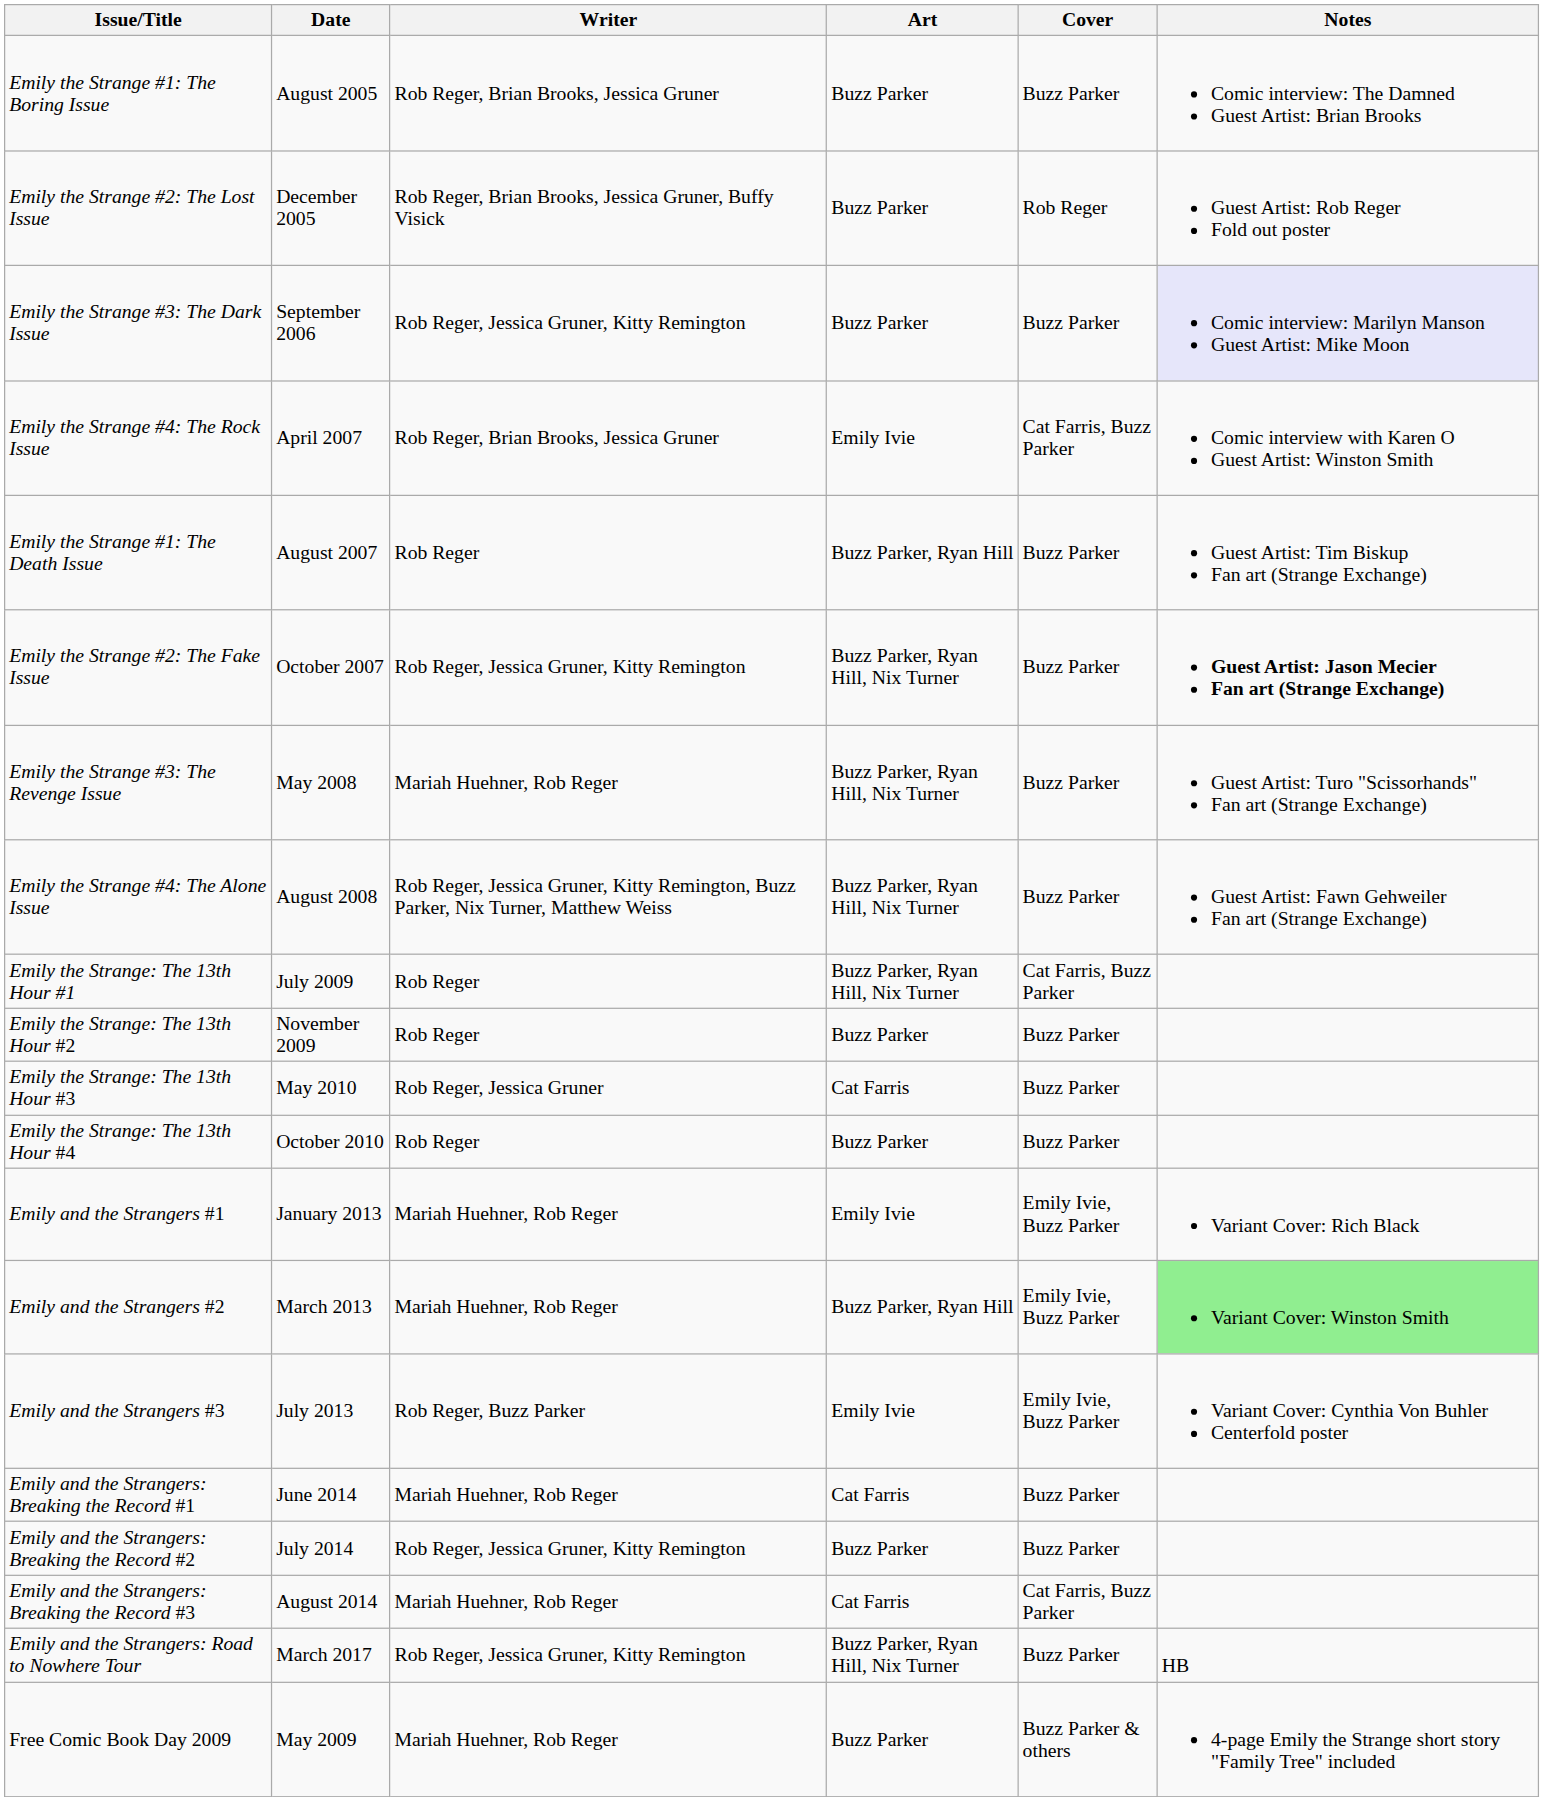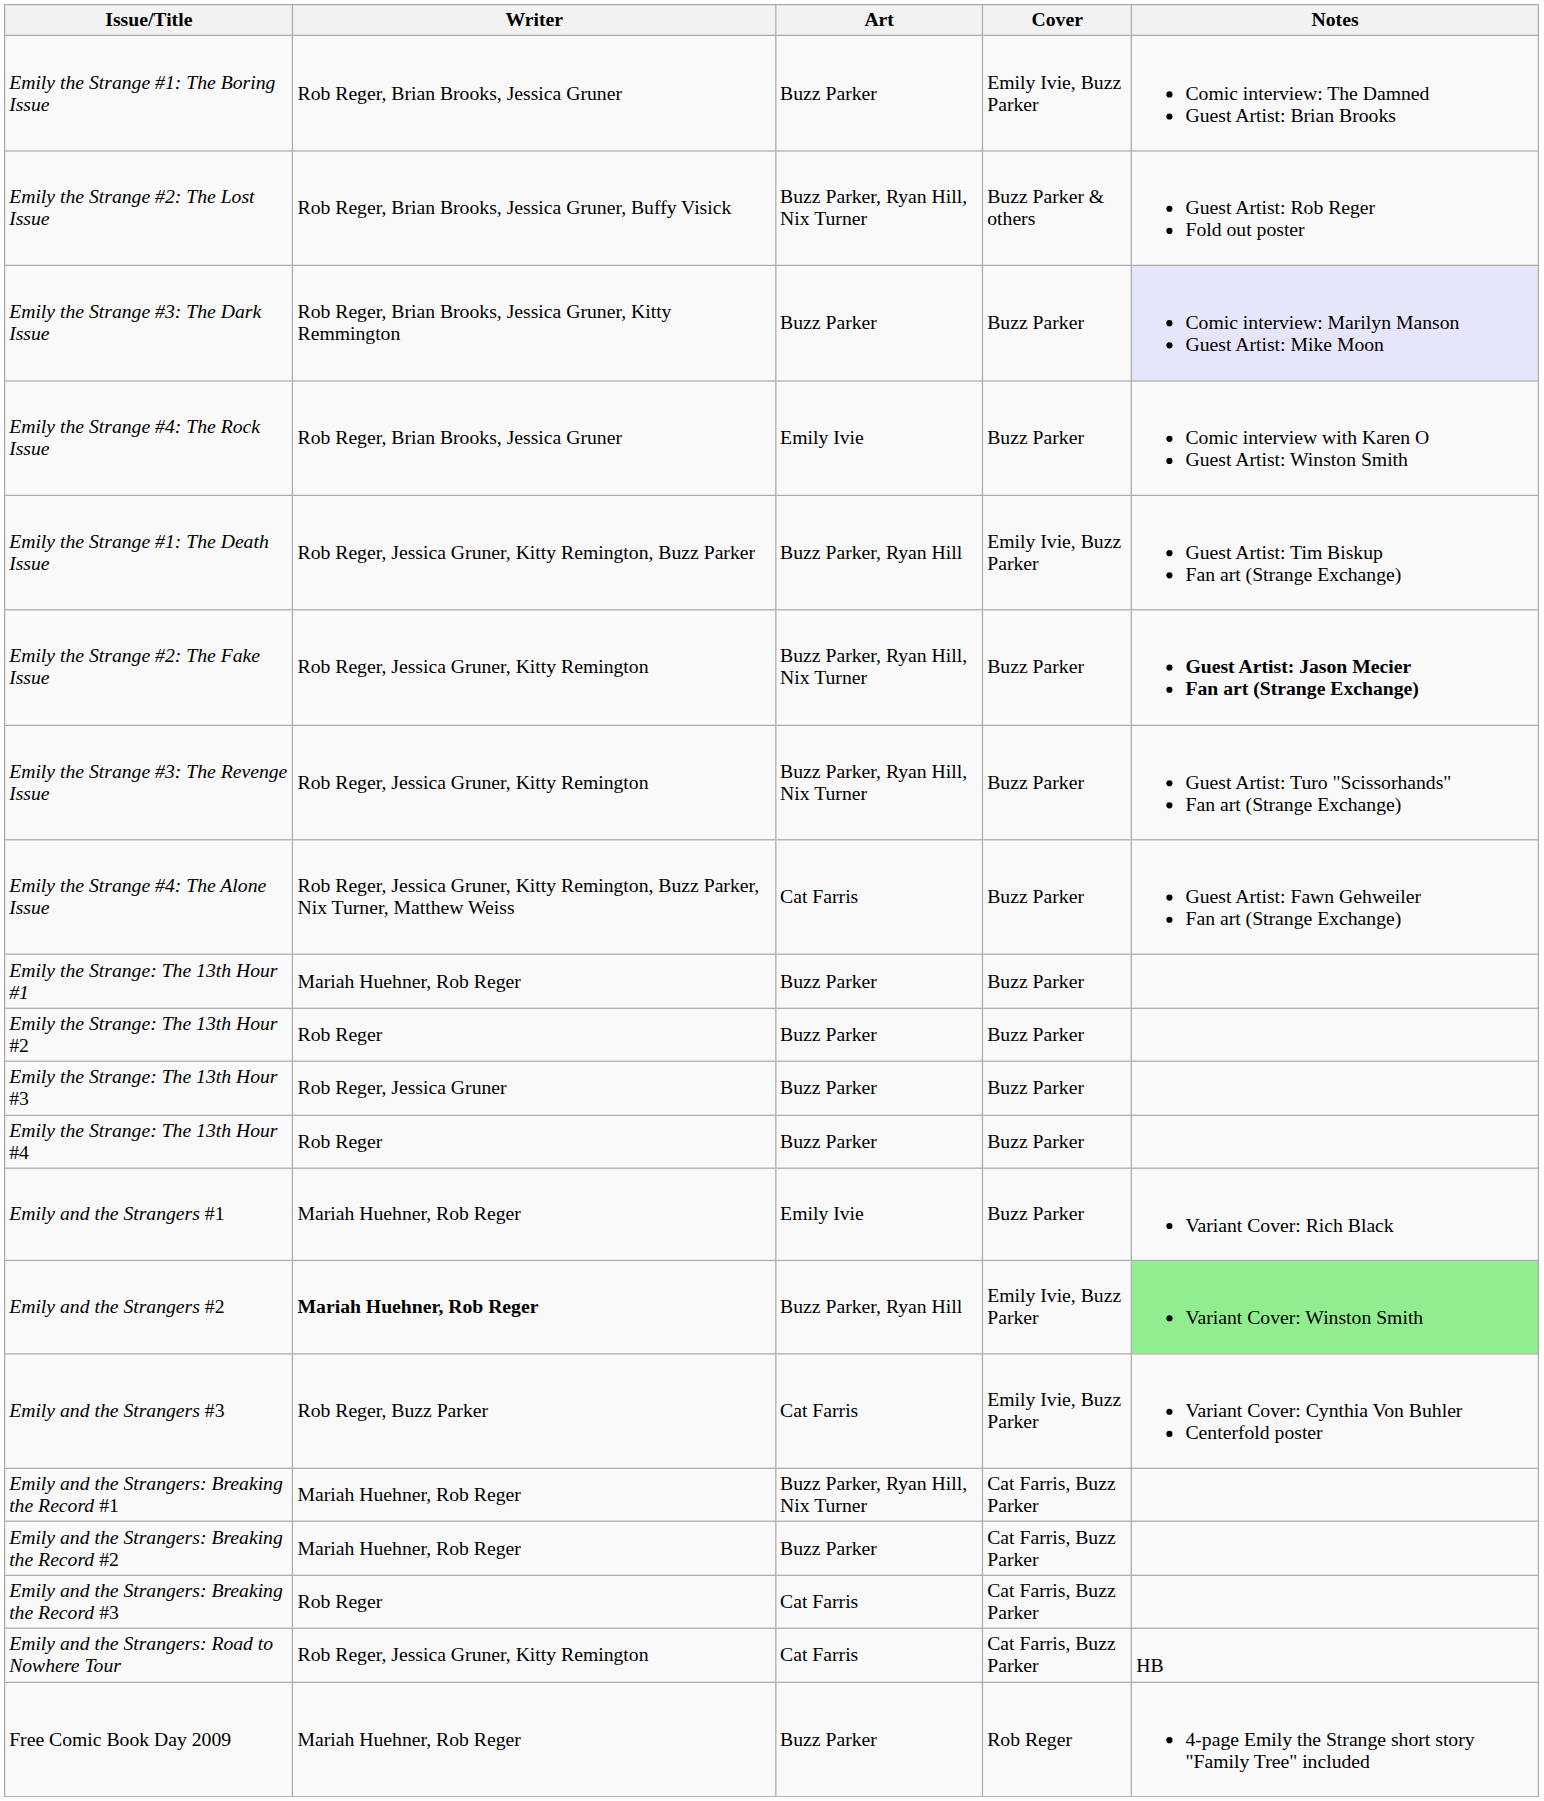- column: (331, 20)
(1071, 93) Buzz Parker -> (1054, 93) Emily Ivie, Buzz Parker
(880, 207) Buzz Parker -> (874, 207) Buzz Parker, Ryan Hill, Nix Turner
(1065, 207) Rob Reger -> (1046, 207) Buzz Parker & others
(570, 322) Rob Reger, Jessica Gruner, Kitty Remington -> (484, 322) Rob Reger, Brian Brooks, Jessica Gruner, Kitty Remmington
(1087, 437) Cat Farris, Buzz Parker -> (1036, 437) Buzz Parker
(437, 552) Rob Reger -> (526, 552) Rob Reger, Jessica Gruner, Kitty Remington, Buzz Parker
(1071, 552) Buzz Parker -> (1054, 552) Emily Ivie, Buzz Parker
(506, 782) Mariah Huehner, Rob Reger -> (473, 782) Rob Reger, Jessica Gruner, Kitty Remington
(905, 897) Buzz Parker, Ryan Hill, Nix Turner -> (819, 897) Cat Farris
(437, 981) Rob Reger -> (409, 981) Mariah Huehner, Rob Reger
(905, 981) Buzz Parker, Ryan Hill, Nix Turner -> (828, 981) Buzz Parker
(1087, 981) Cat Farris, Buzz Parker -> (1036, 981) Buzz Parker
(870, 1087) Cat Farris -> (828, 1087) Buzz Parker
(1071, 1214) Emily Ivie, Buzz Parker -> (1036, 1214) Buzz Parker
(506, 1306) normal -> (418, 1306) bold
(873, 1410) Emily Ivie -> (819, 1410) Cat Farris
(870, 1494) Cat Farris -> (874, 1494) Buzz Parker, Ryan Hill, Nix Turner
(1071, 1494) Buzz Parker -> (1051, 1494) Cat Farris, Buzz Parker
(570, 1548) Rob Reger, Jessica Gruner, Kitty Remington -> (409, 1548) Mariah Huehner, Rob Reger
(1071, 1548) Buzz Parker -> (1051, 1548) Cat Farris, Buzz Parker
(506, 1601) Mariah Huehner, Rob Reger -> (340, 1601) Rob Reger
(905, 1654) Buzz Parker, Ryan Hill, Nix Turner -> (819, 1654) Cat Farris
(1071, 1654) Buzz Parker -> (1051, 1654) Cat Farris, Buzz Parker
(1081, 1739) Buzz Parker & others -> (1030, 1739) Rob Reger
